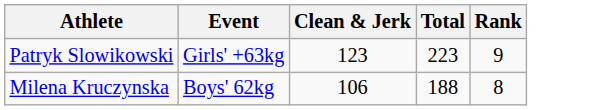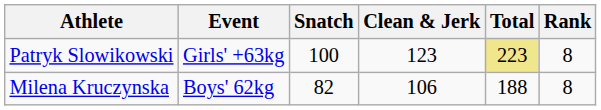+ column: (324, 21)
(443, 55) no background -> (512, 55) khaki background
(498, 55) 9 -> (568, 55) 8
